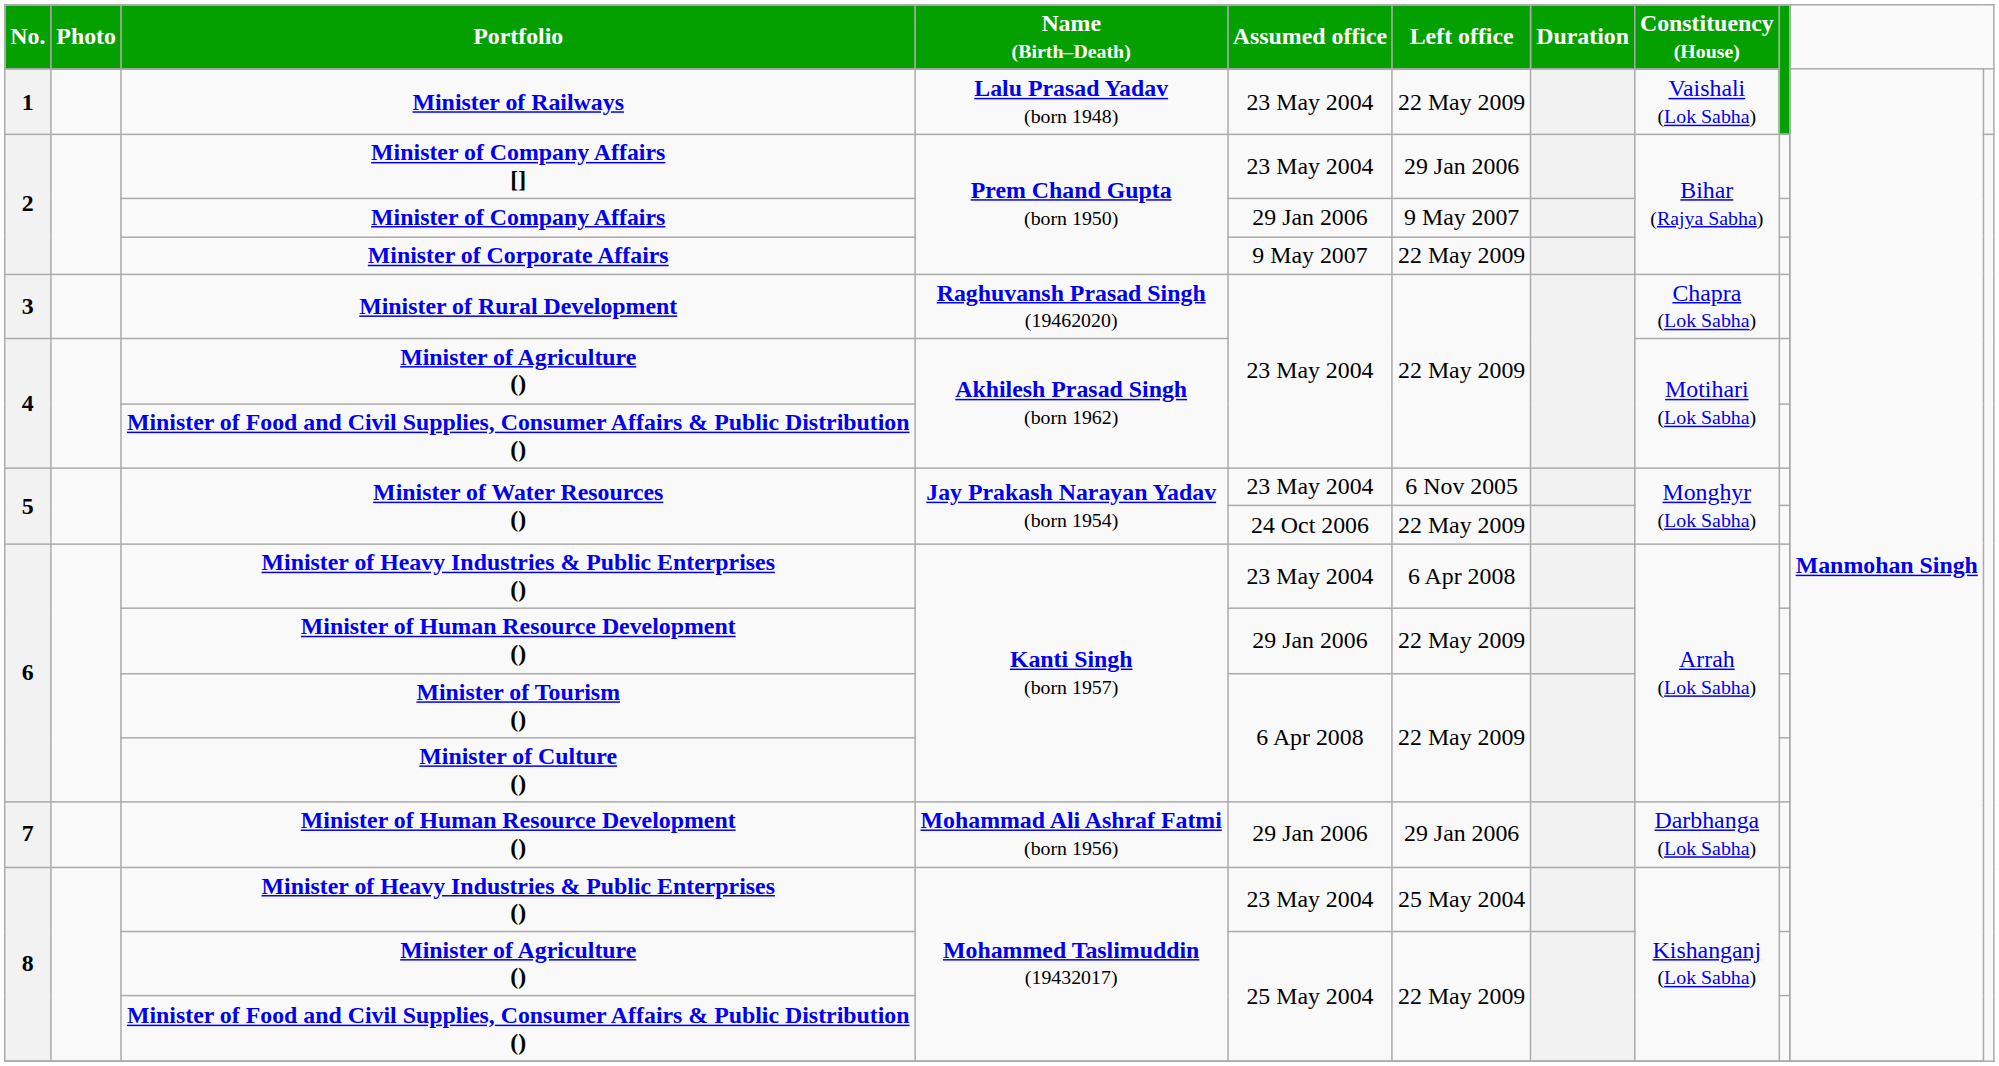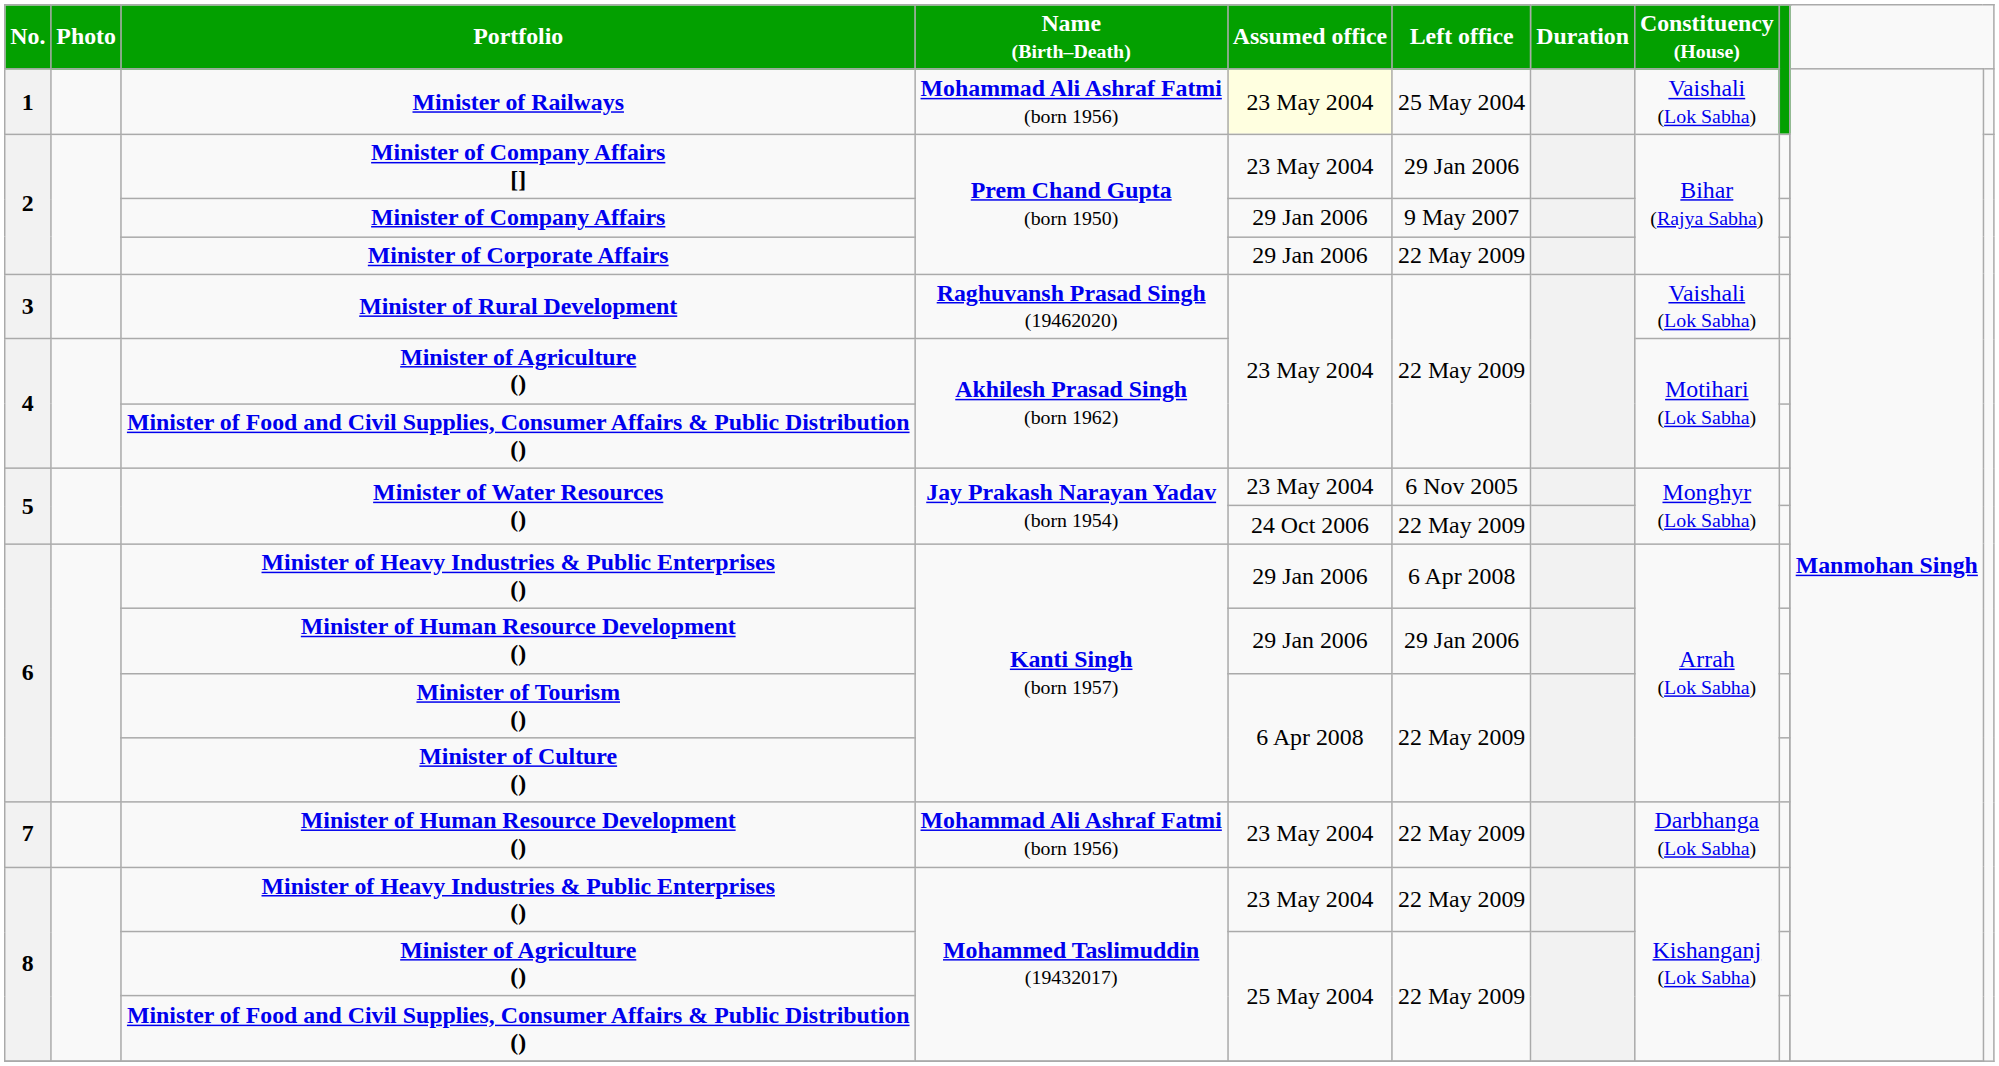(1071, 101) Lalu Prasad Yadav (born 1948) -> (1071, 101) Mohammad Ali Ashraf Fatmi (born 1956)
(1310, 101) no background -> (1310, 101) lightyellow background
(1462, 101) 22 May 2009 -> (1462, 101) 25 May 2004
(1310, 255) 9 May 2007 -> (1310, 255) 29 Jan 2006
(1707, 306) Chapra (Lok Sabha) -> (1707, 306) Vaishali (Lok Sabha)
(1310, 575) 23 May 2004 -> (1310, 575) 29 Jan 2006
(1462, 640) 22 May 2009 -> (1462, 640) 29 Jan 2006
(1310, 834) 29 Jan 2006 -> (1310, 834) 23 May 2004
(1462, 834) 29 Jan 2006 -> (1462, 834) 22 May 2009
(1462, 898) 25 May 2004 -> (1462, 898) 22 May 2009
